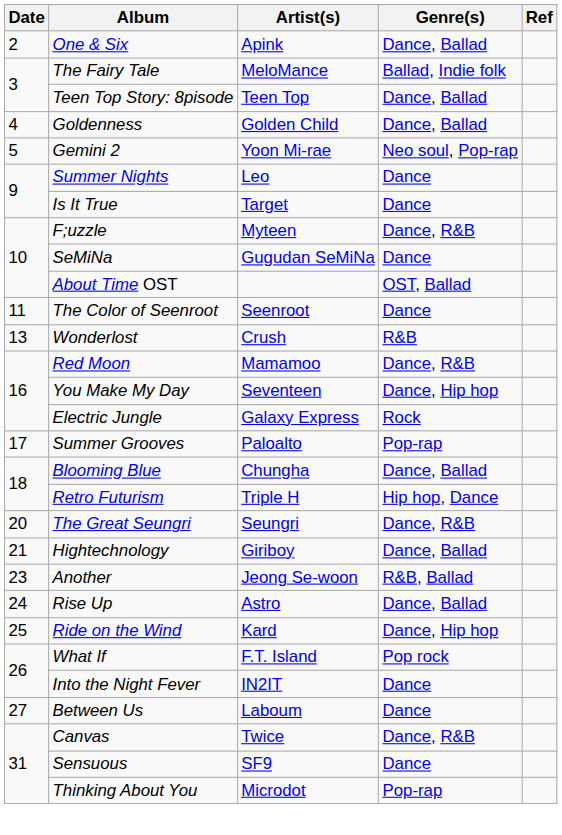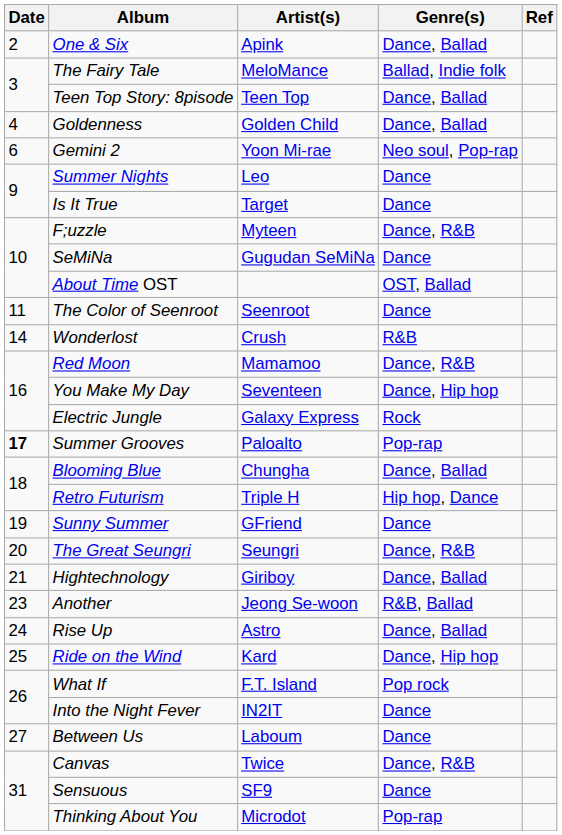(13, 151) 5 -> (13, 151) 6
(18, 337) 13 -> (18, 337) 14
(18, 444) normal -> (18, 444) bold
+ row: (110, 524)
